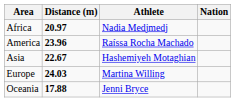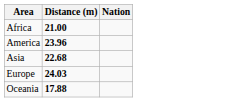- column: (149, 12)
(56, 27) 20.97 -> (56, 27) 21.00
(56, 58) 22.67 -> (56, 58) 22.68
